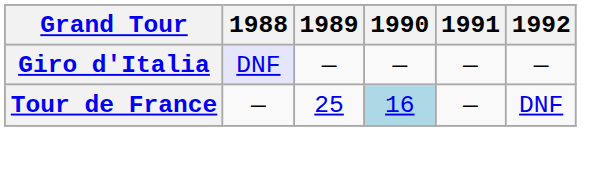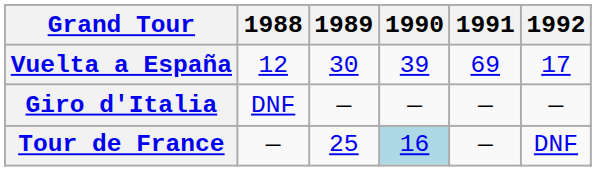+ row: (121, 65)
(258, 65) lavender background -> (273, 105) no background
